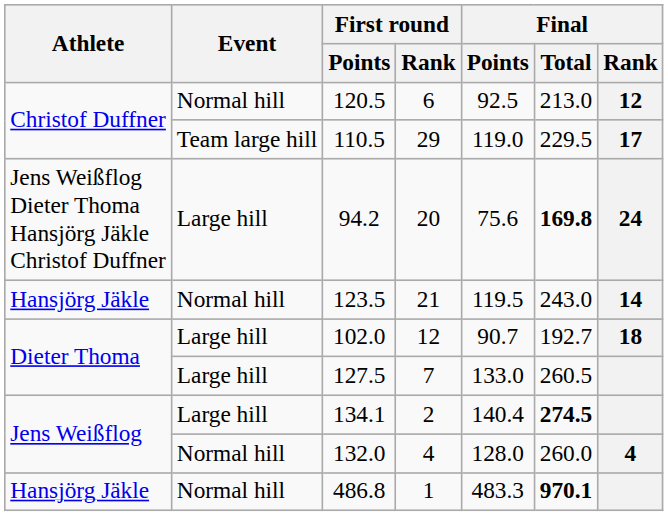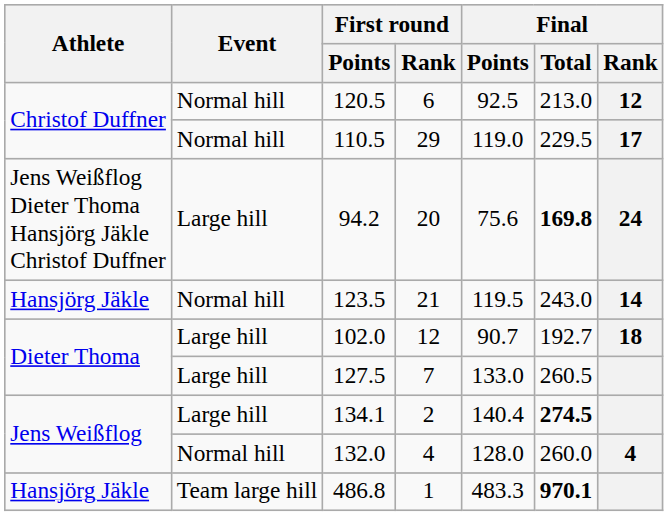(247, 139) Team large hill -> (231, 139) Normal hill
(231, 491) Normal hill -> (247, 491) Team large hill
